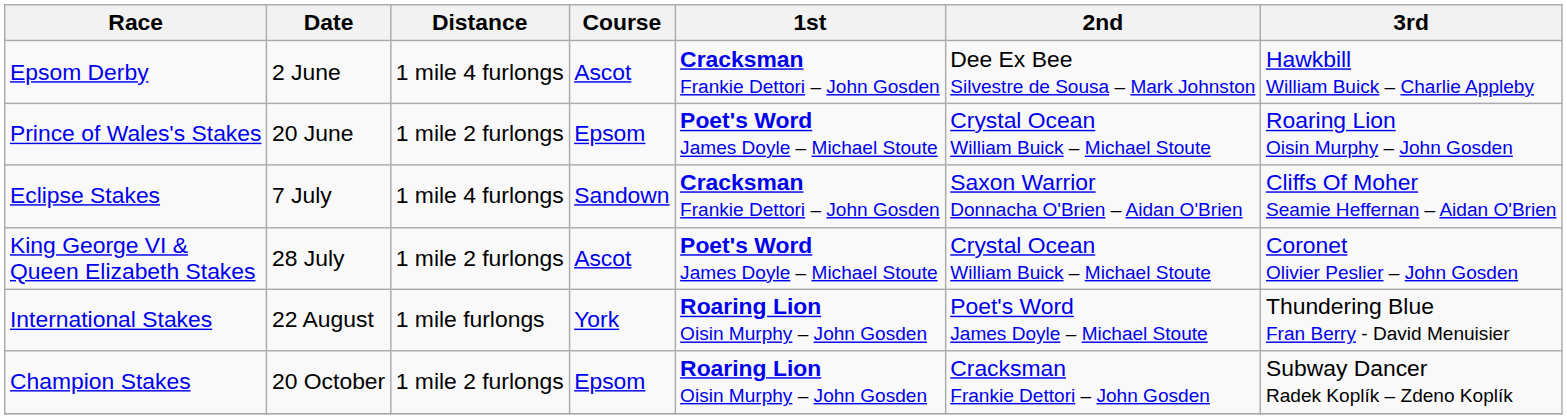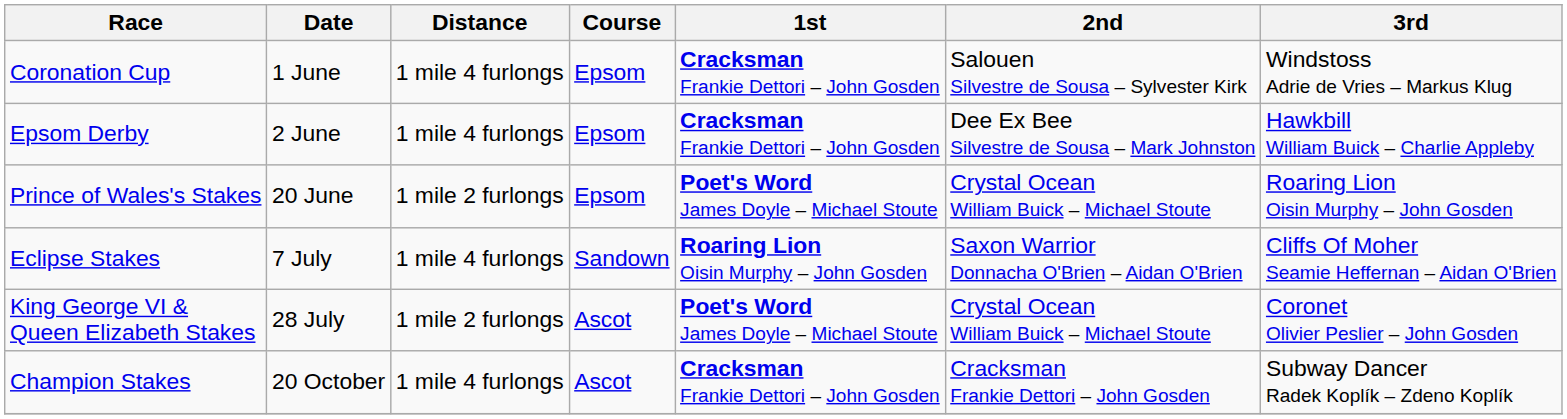+ row: (90, 71)
(603, 71) Ascot -> (610, 133) Epsom
(810, 195) Cracksman Frankie Dettori – John Gosden -> (804, 257) Roaring Lion Oisin Murphy – John Gosden
- row: (111, 319)
(480, 381) 1 mile 2 furlongs -> (480, 381) 1 mile 4 furlongs
(610, 381) Epsom -> (603, 381) Ascot
(804, 381) Roaring Lion Oisin Murphy – John Gosden -> (810, 381) Cracksman Frankie Dettori – John Gosden
